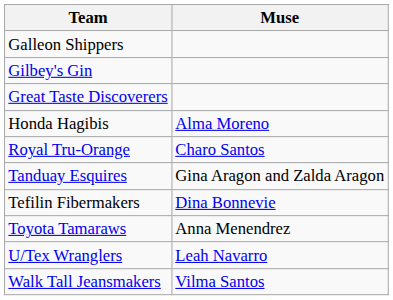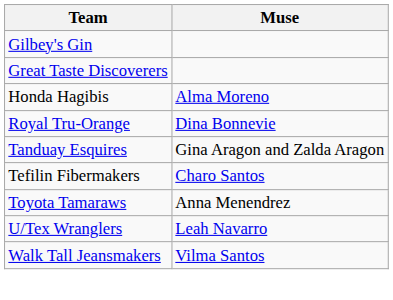- row: (66, 44)
(220, 149) Charo Santos -> (225, 123) Dina Bonnevie
(225, 202) Dina Bonnevie -> (220, 176) Charo Santos
